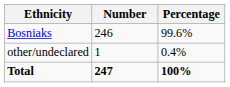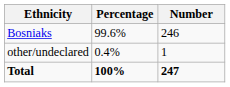columns swapped: (125, 14) <-> (191, 14)
